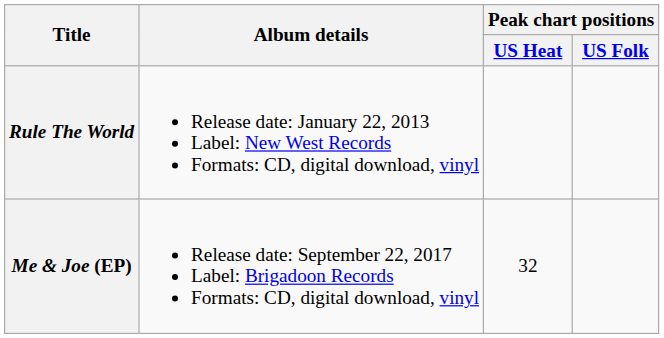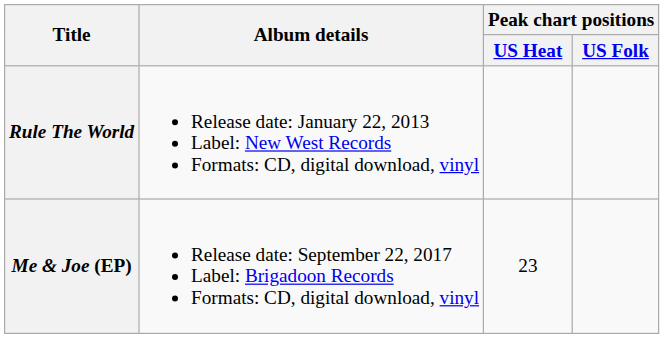(528, 265) 32 -> (528, 265) 23
